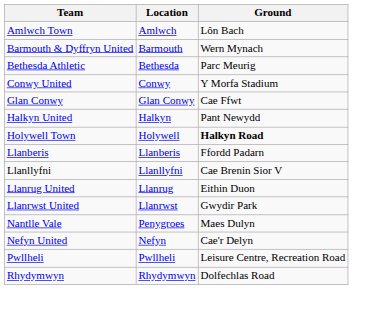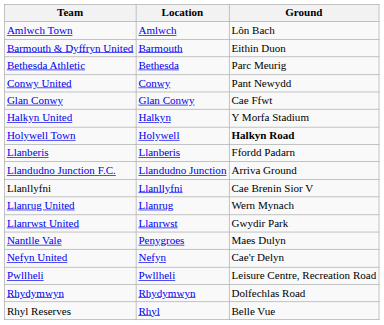(232, 48) Wern Mynach -> (259, 48) Eithin Duon
(239, 83) Y Morfa Stadium -> (261, 83) Pant Newydd
(230, 118) Pant Newydd -> (270, 118) Y Morfa Stadium
+ row: (61, 170)
(228, 188) Eithin Duon -> (263, 205) Wern Mynach
+ row: (39, 310)
